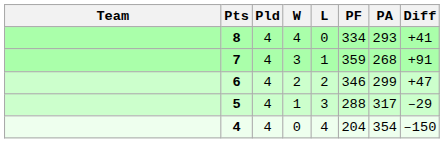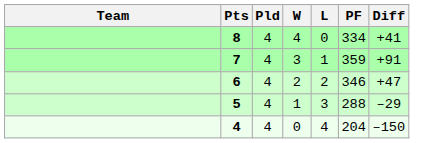- column: (385, 16)
